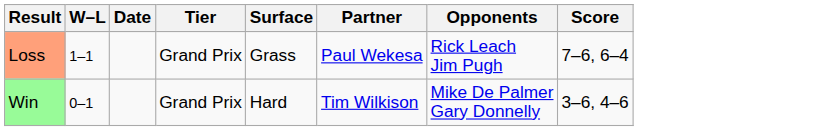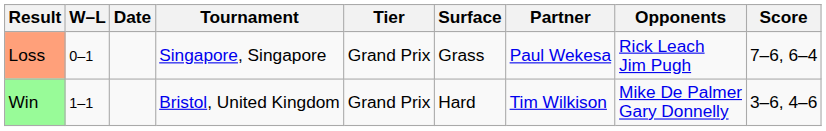+ column: (249, 18)
(81, 56) 1–1 -> (81, 56) 0–1
(81, 103) 0–1 -> (81, 103) 1–1
